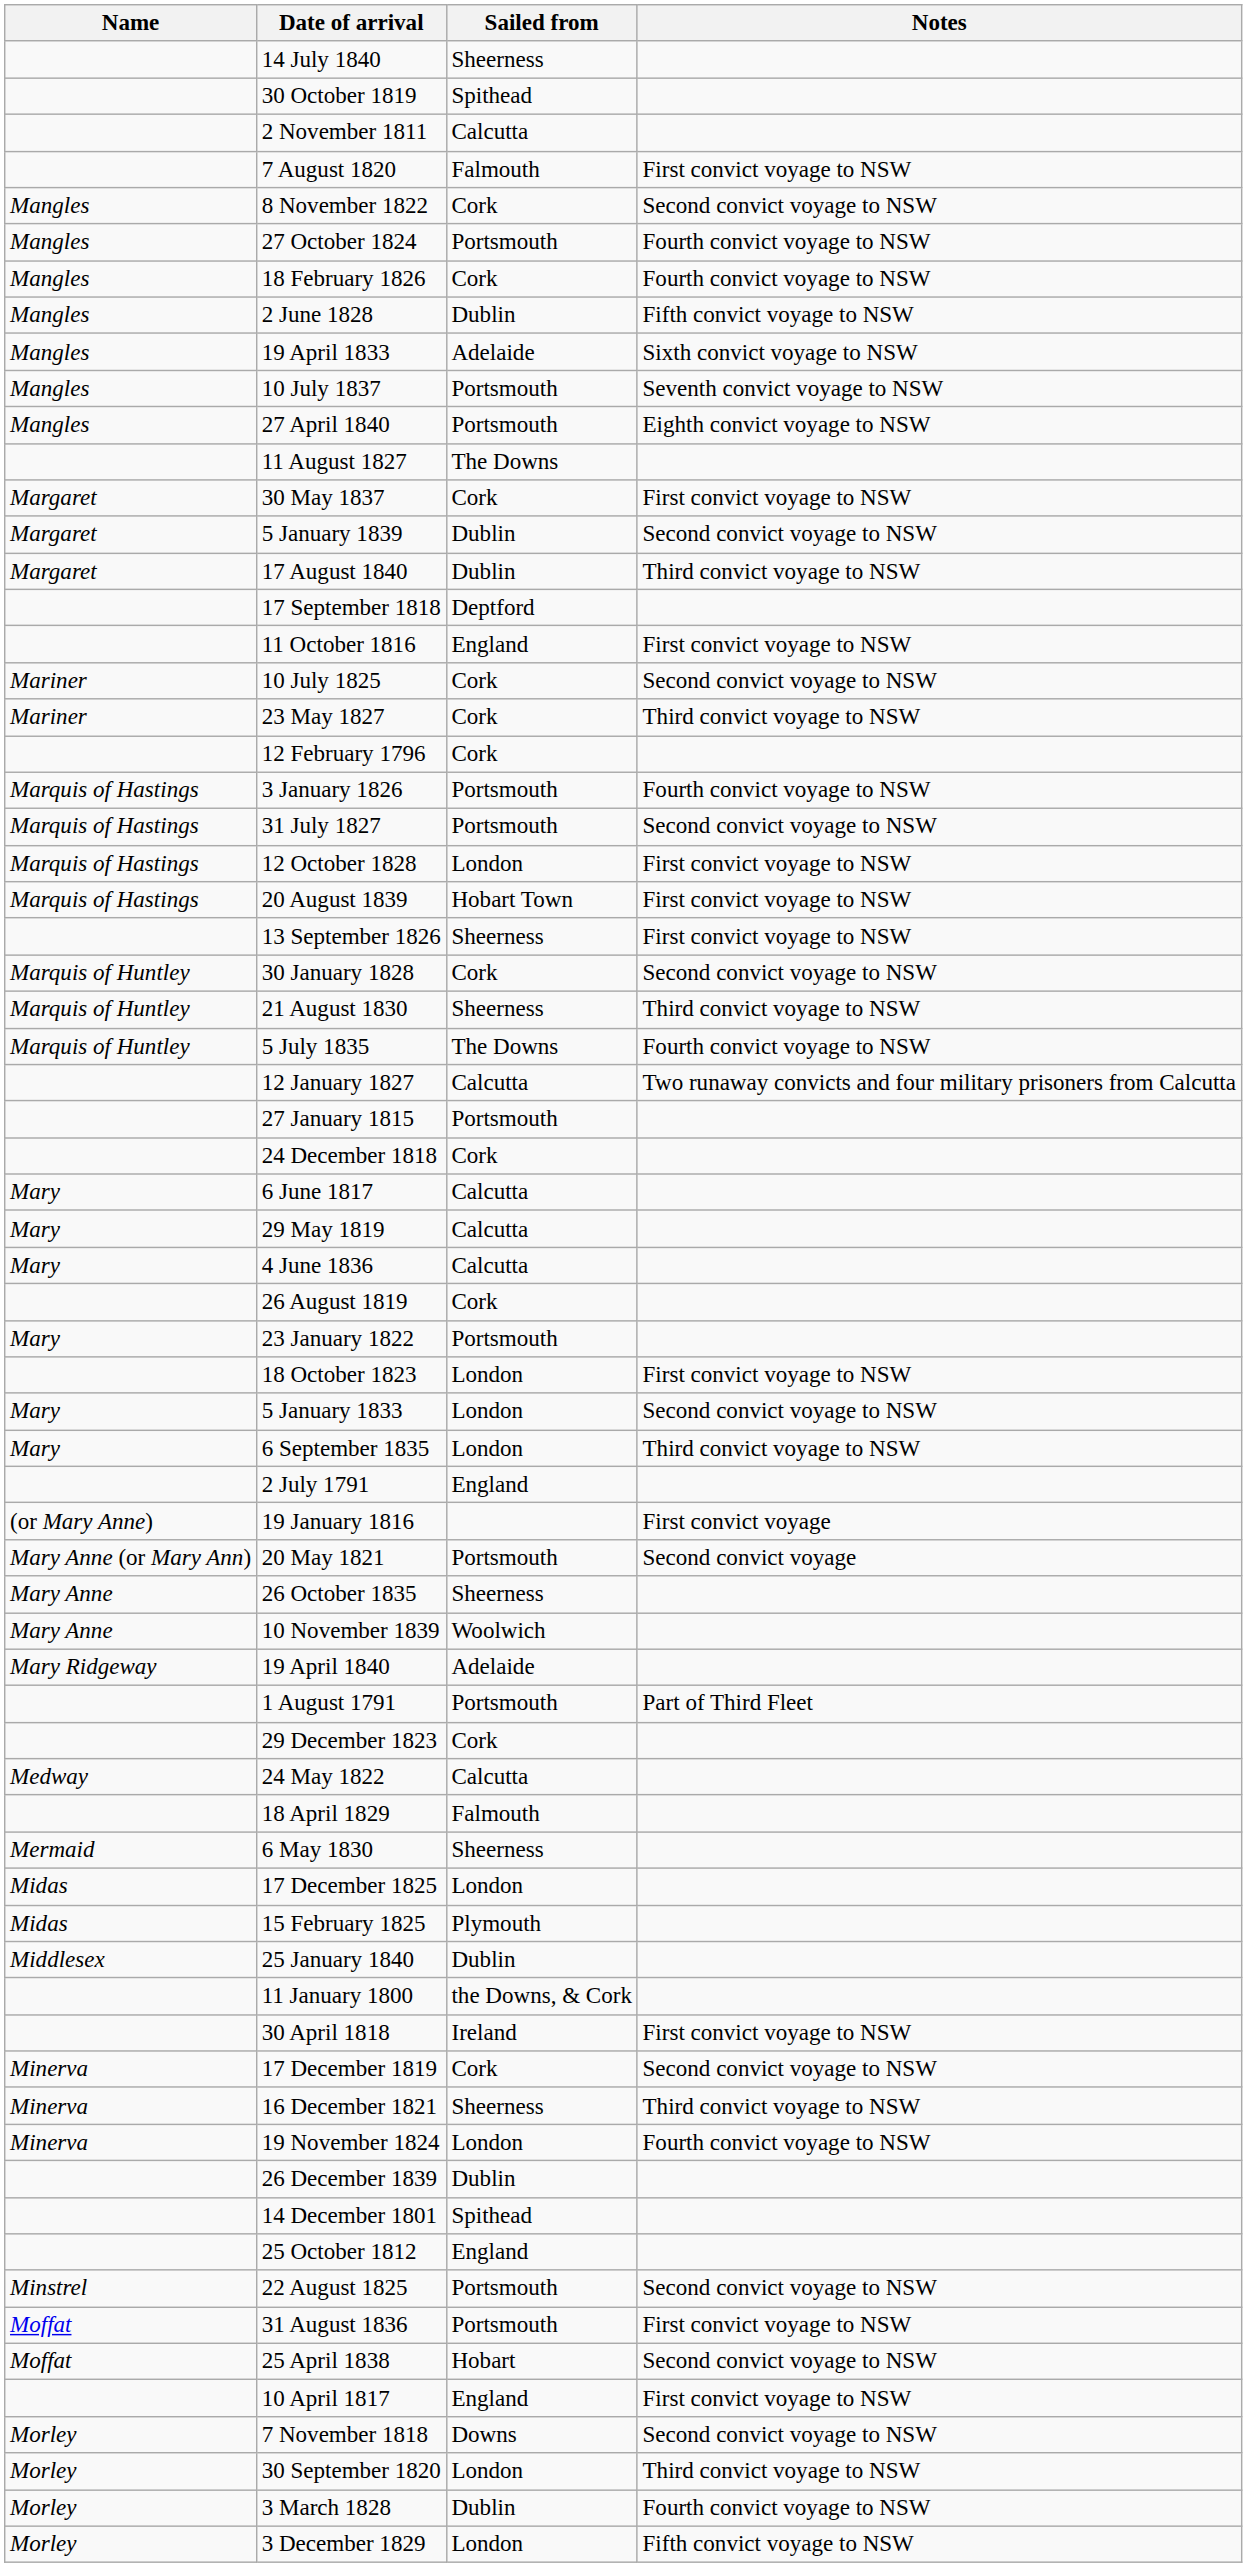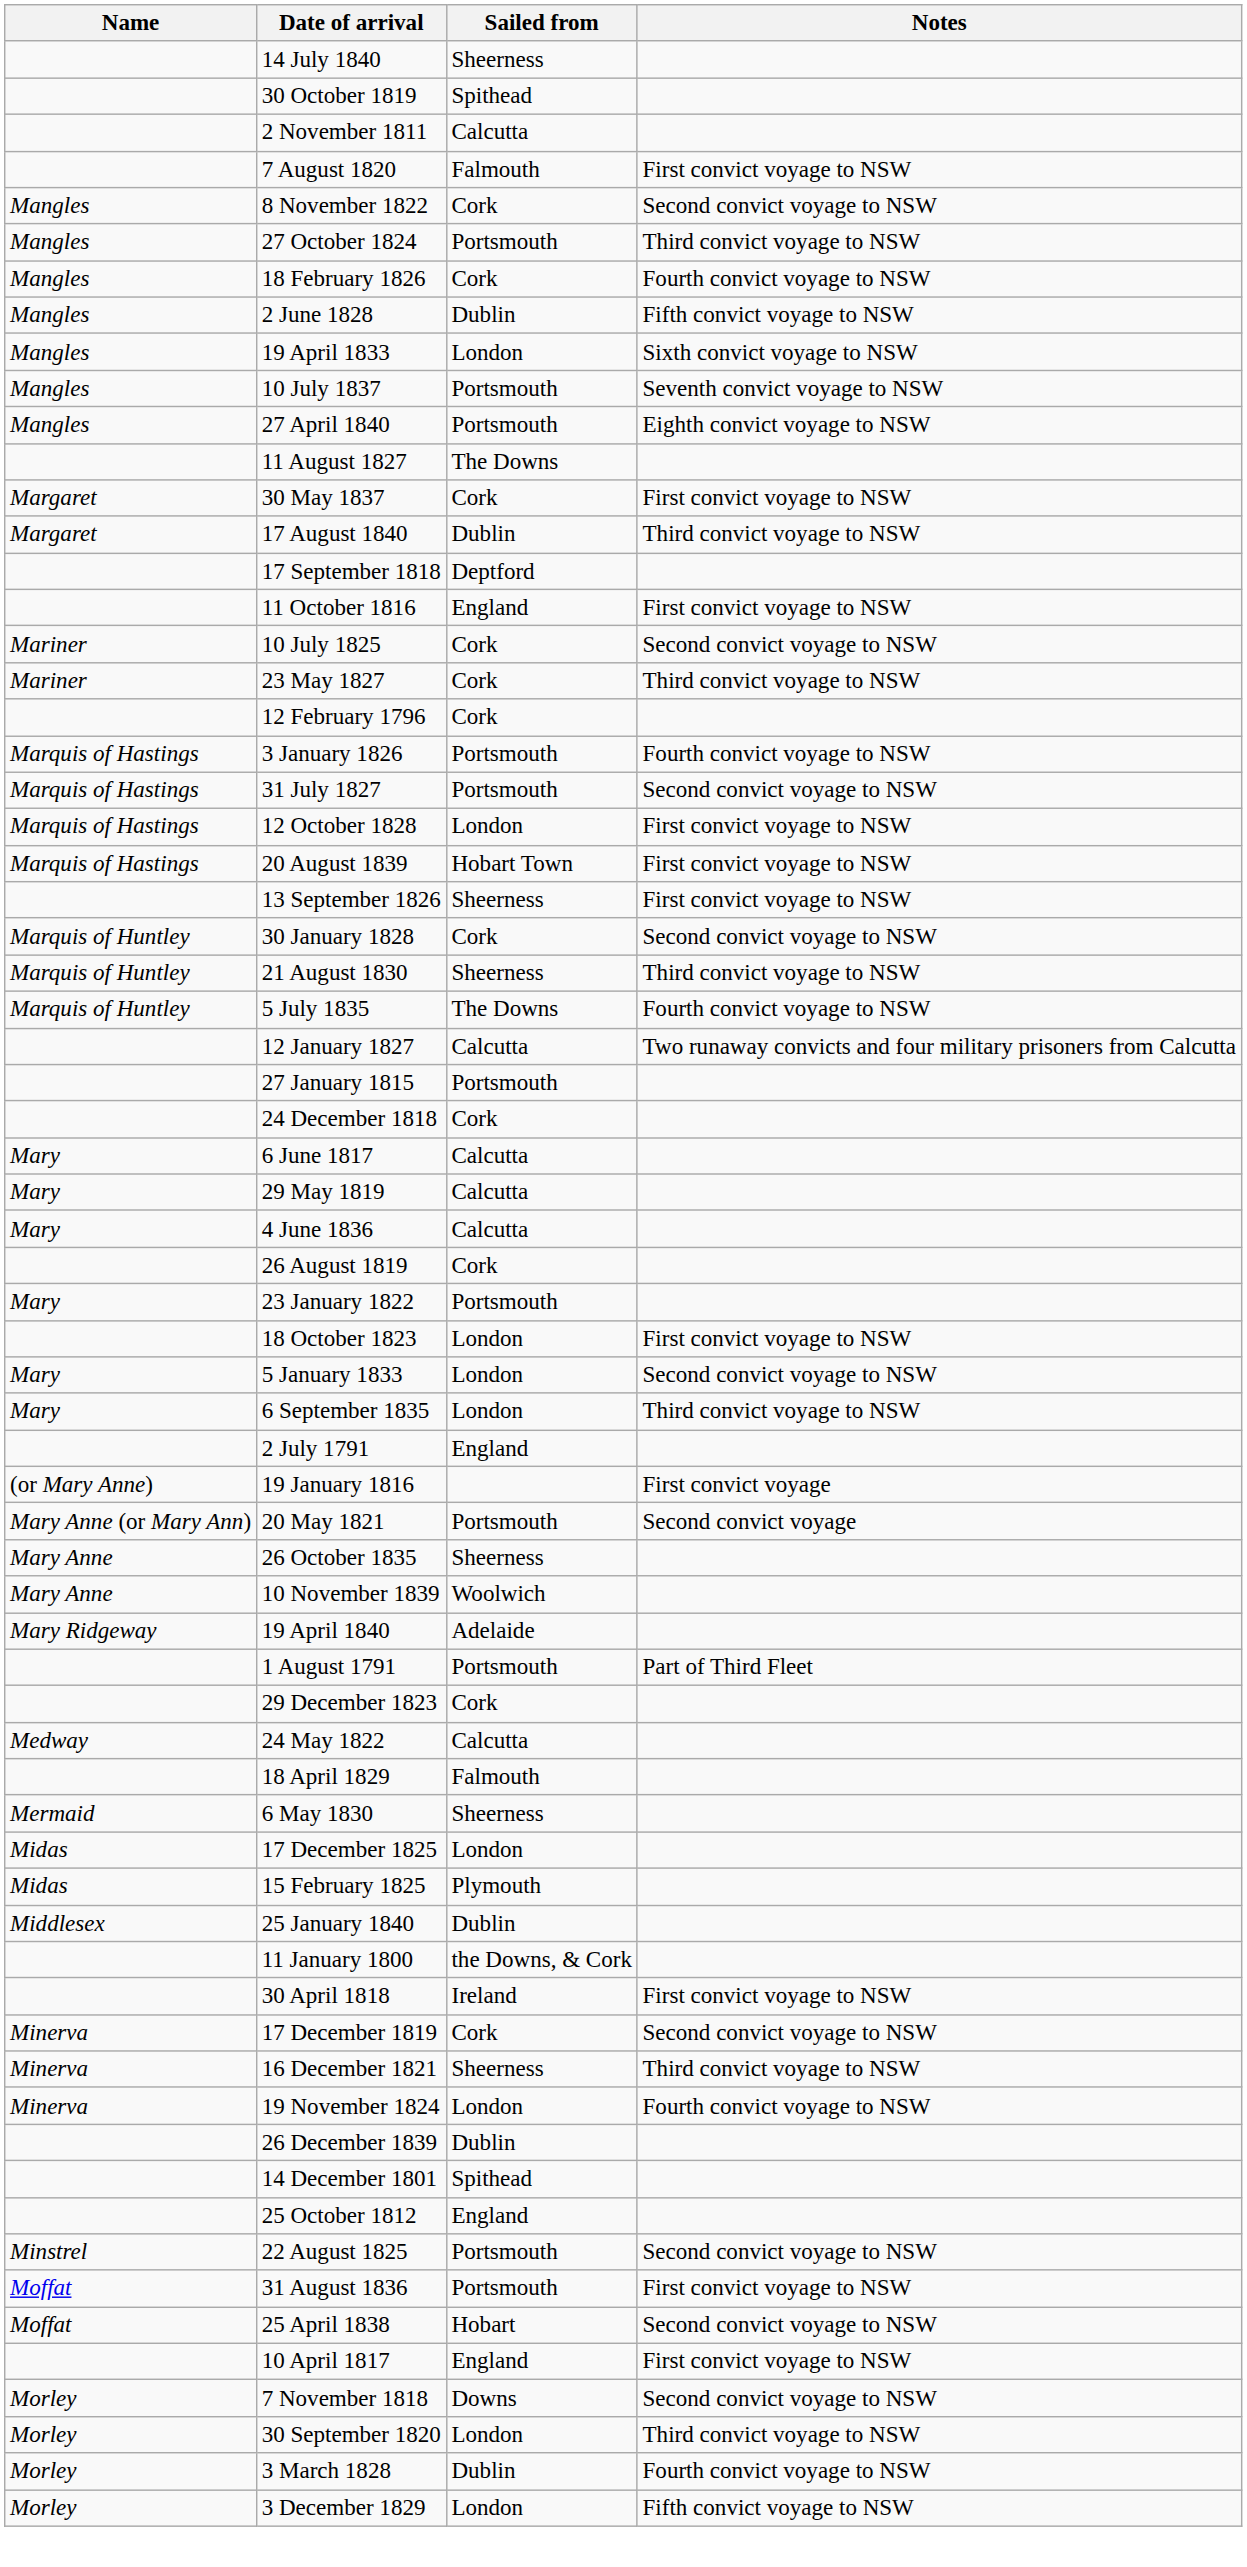(787, 242) Fourth convict voyage to NSW -> (781, 242) Third convict voyage to NSW
(493, 351) Adelaide -> (487, 351) London
- row: (332, 534)
